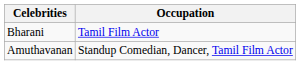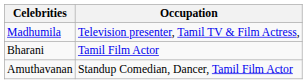+ row: (34, 32)
